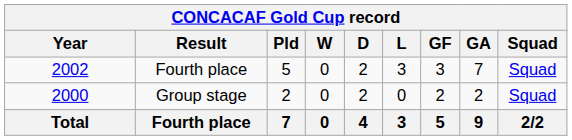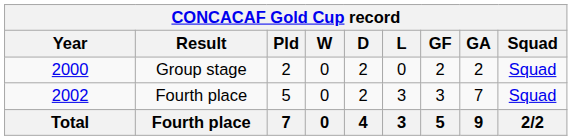rows swapped: (70, 95) <-> (70, 69)
